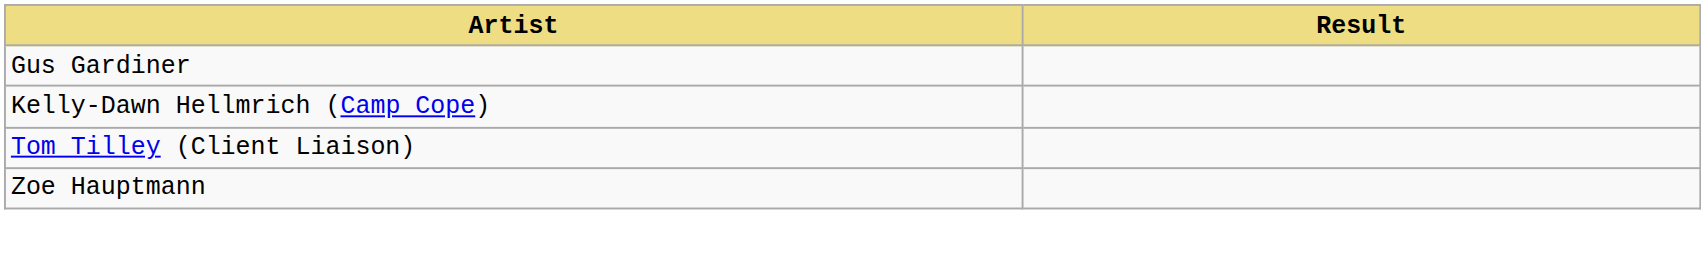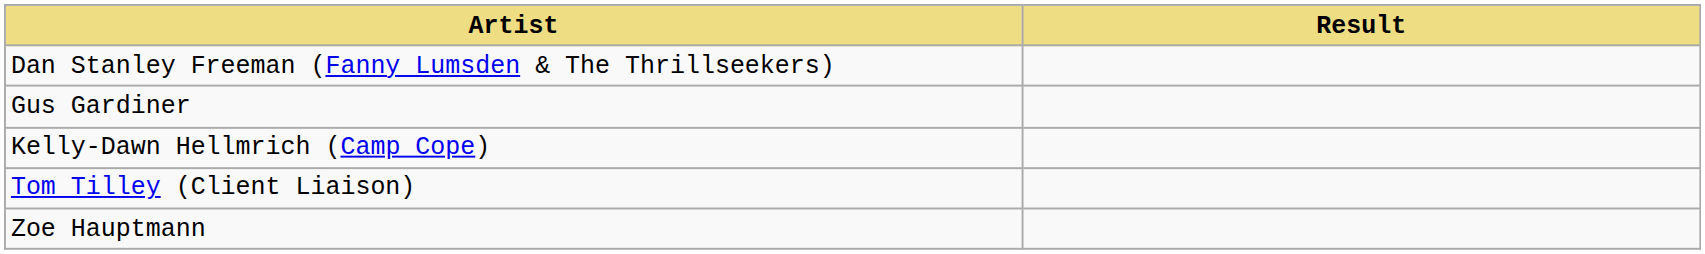+ row: (423, 66)
